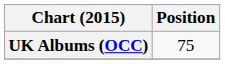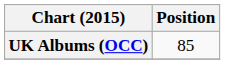(186, 45) 75 -> (186, 45) 85
